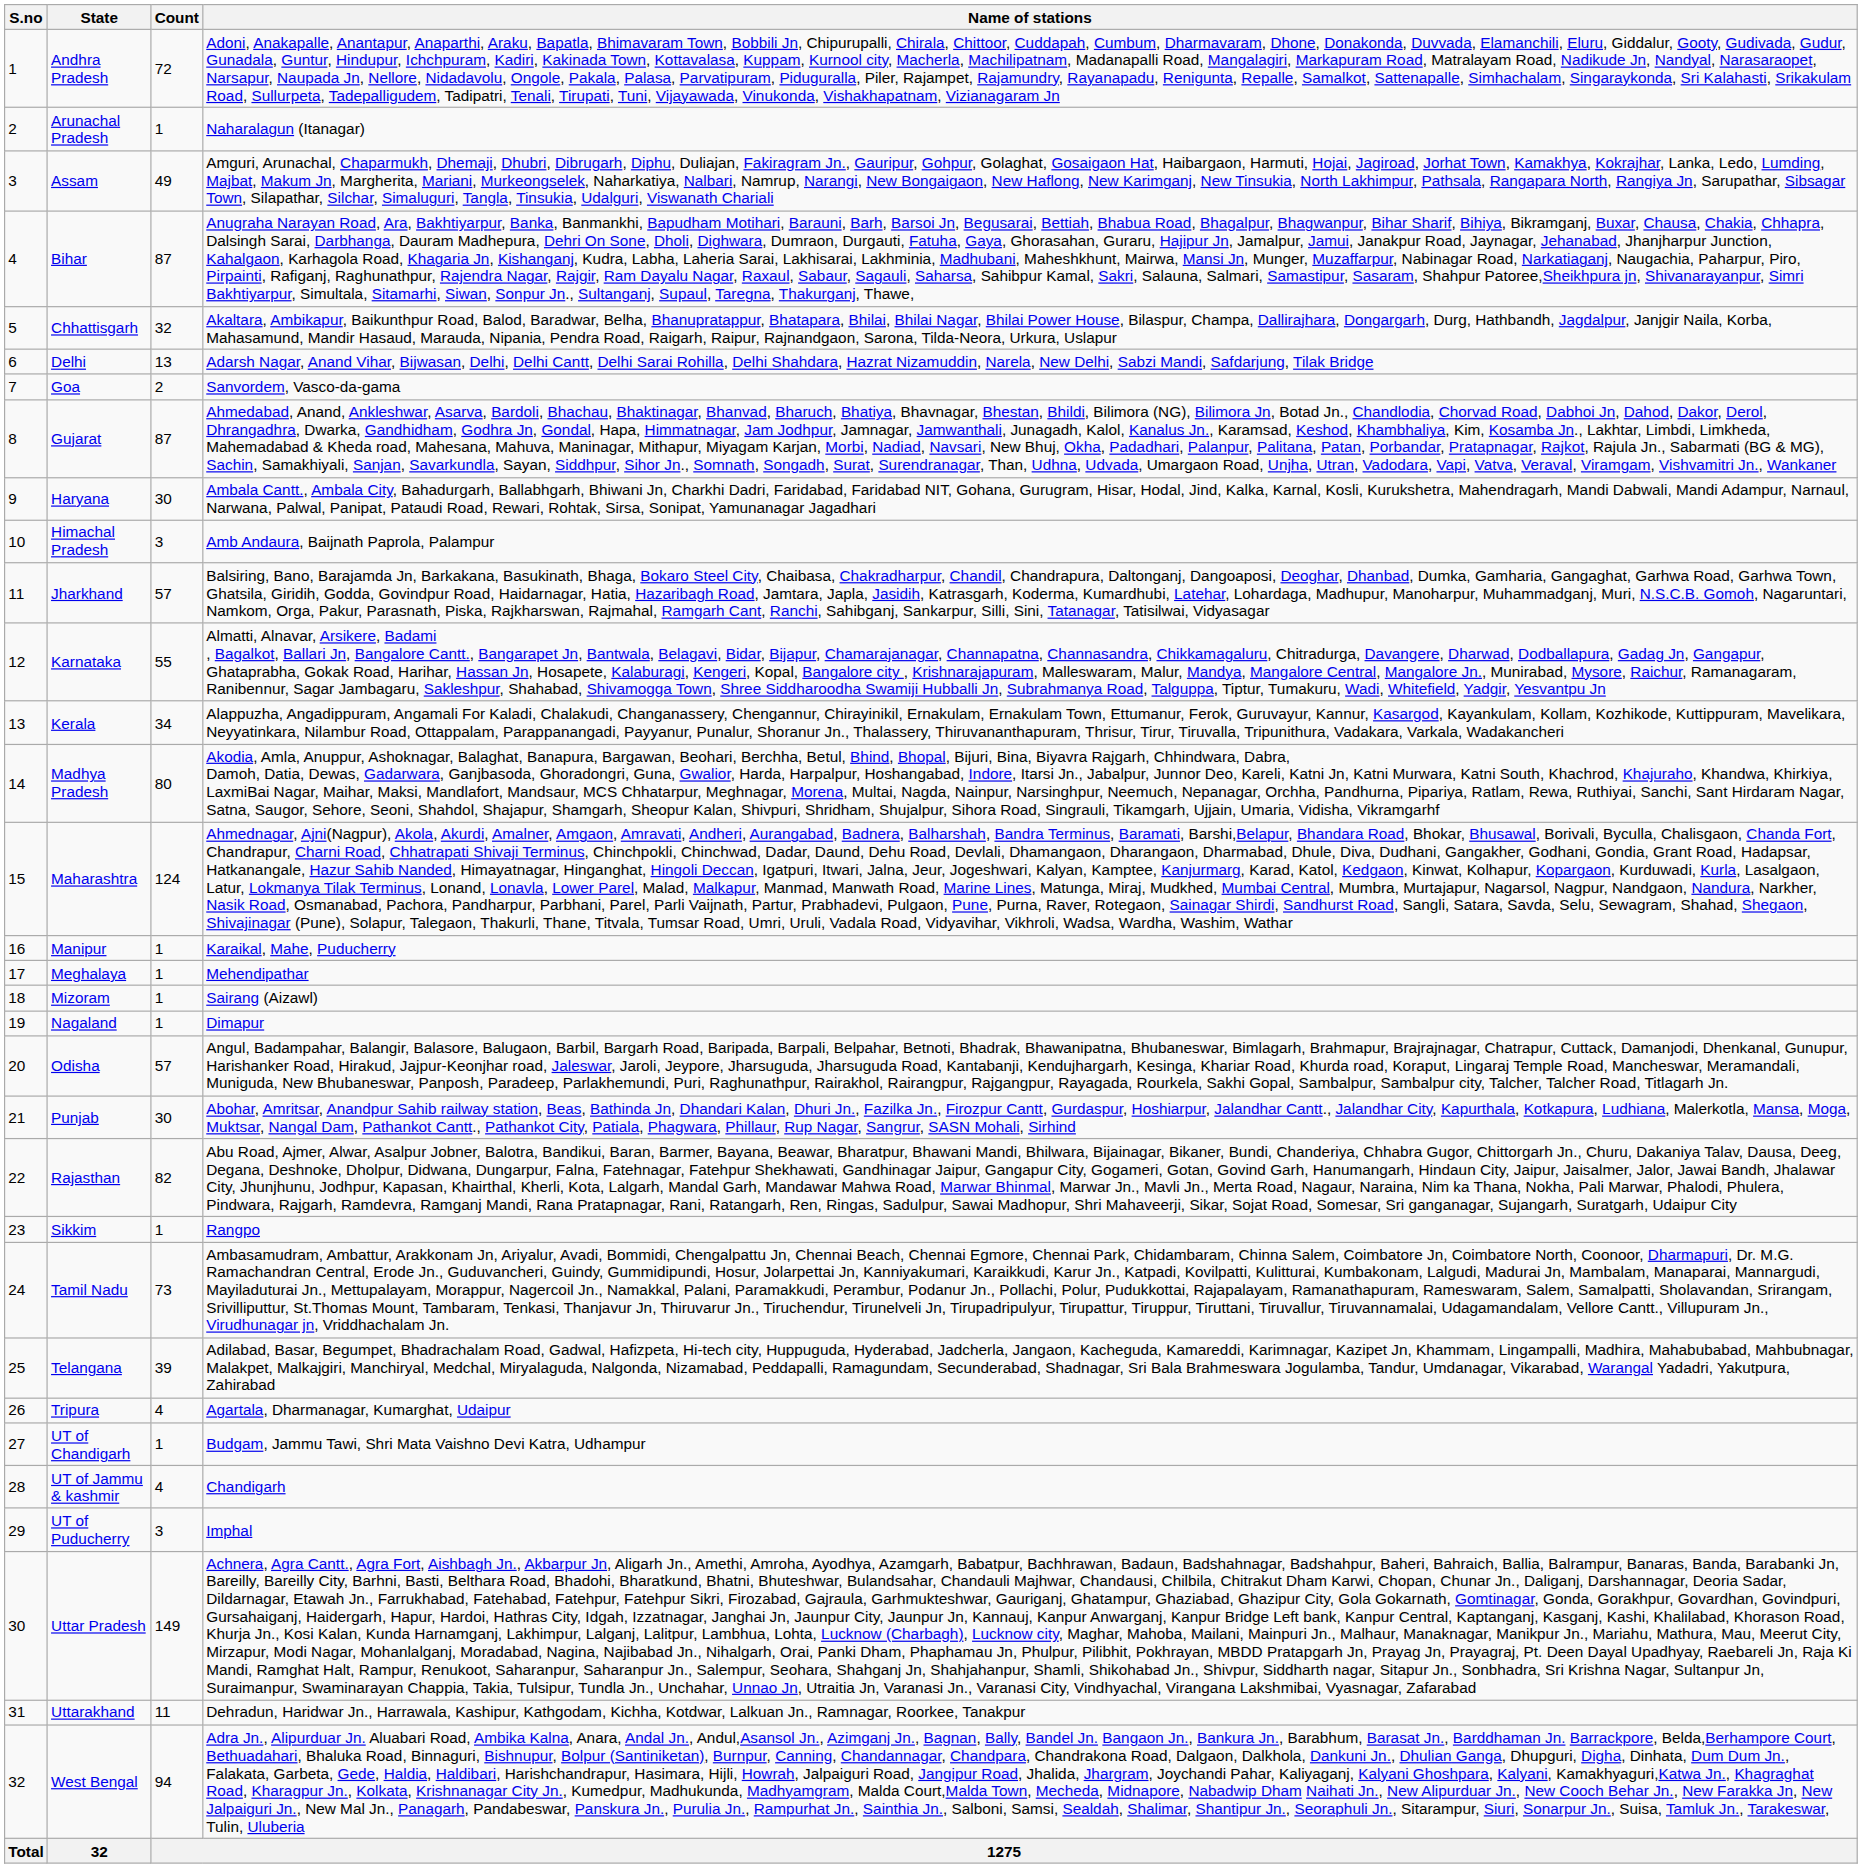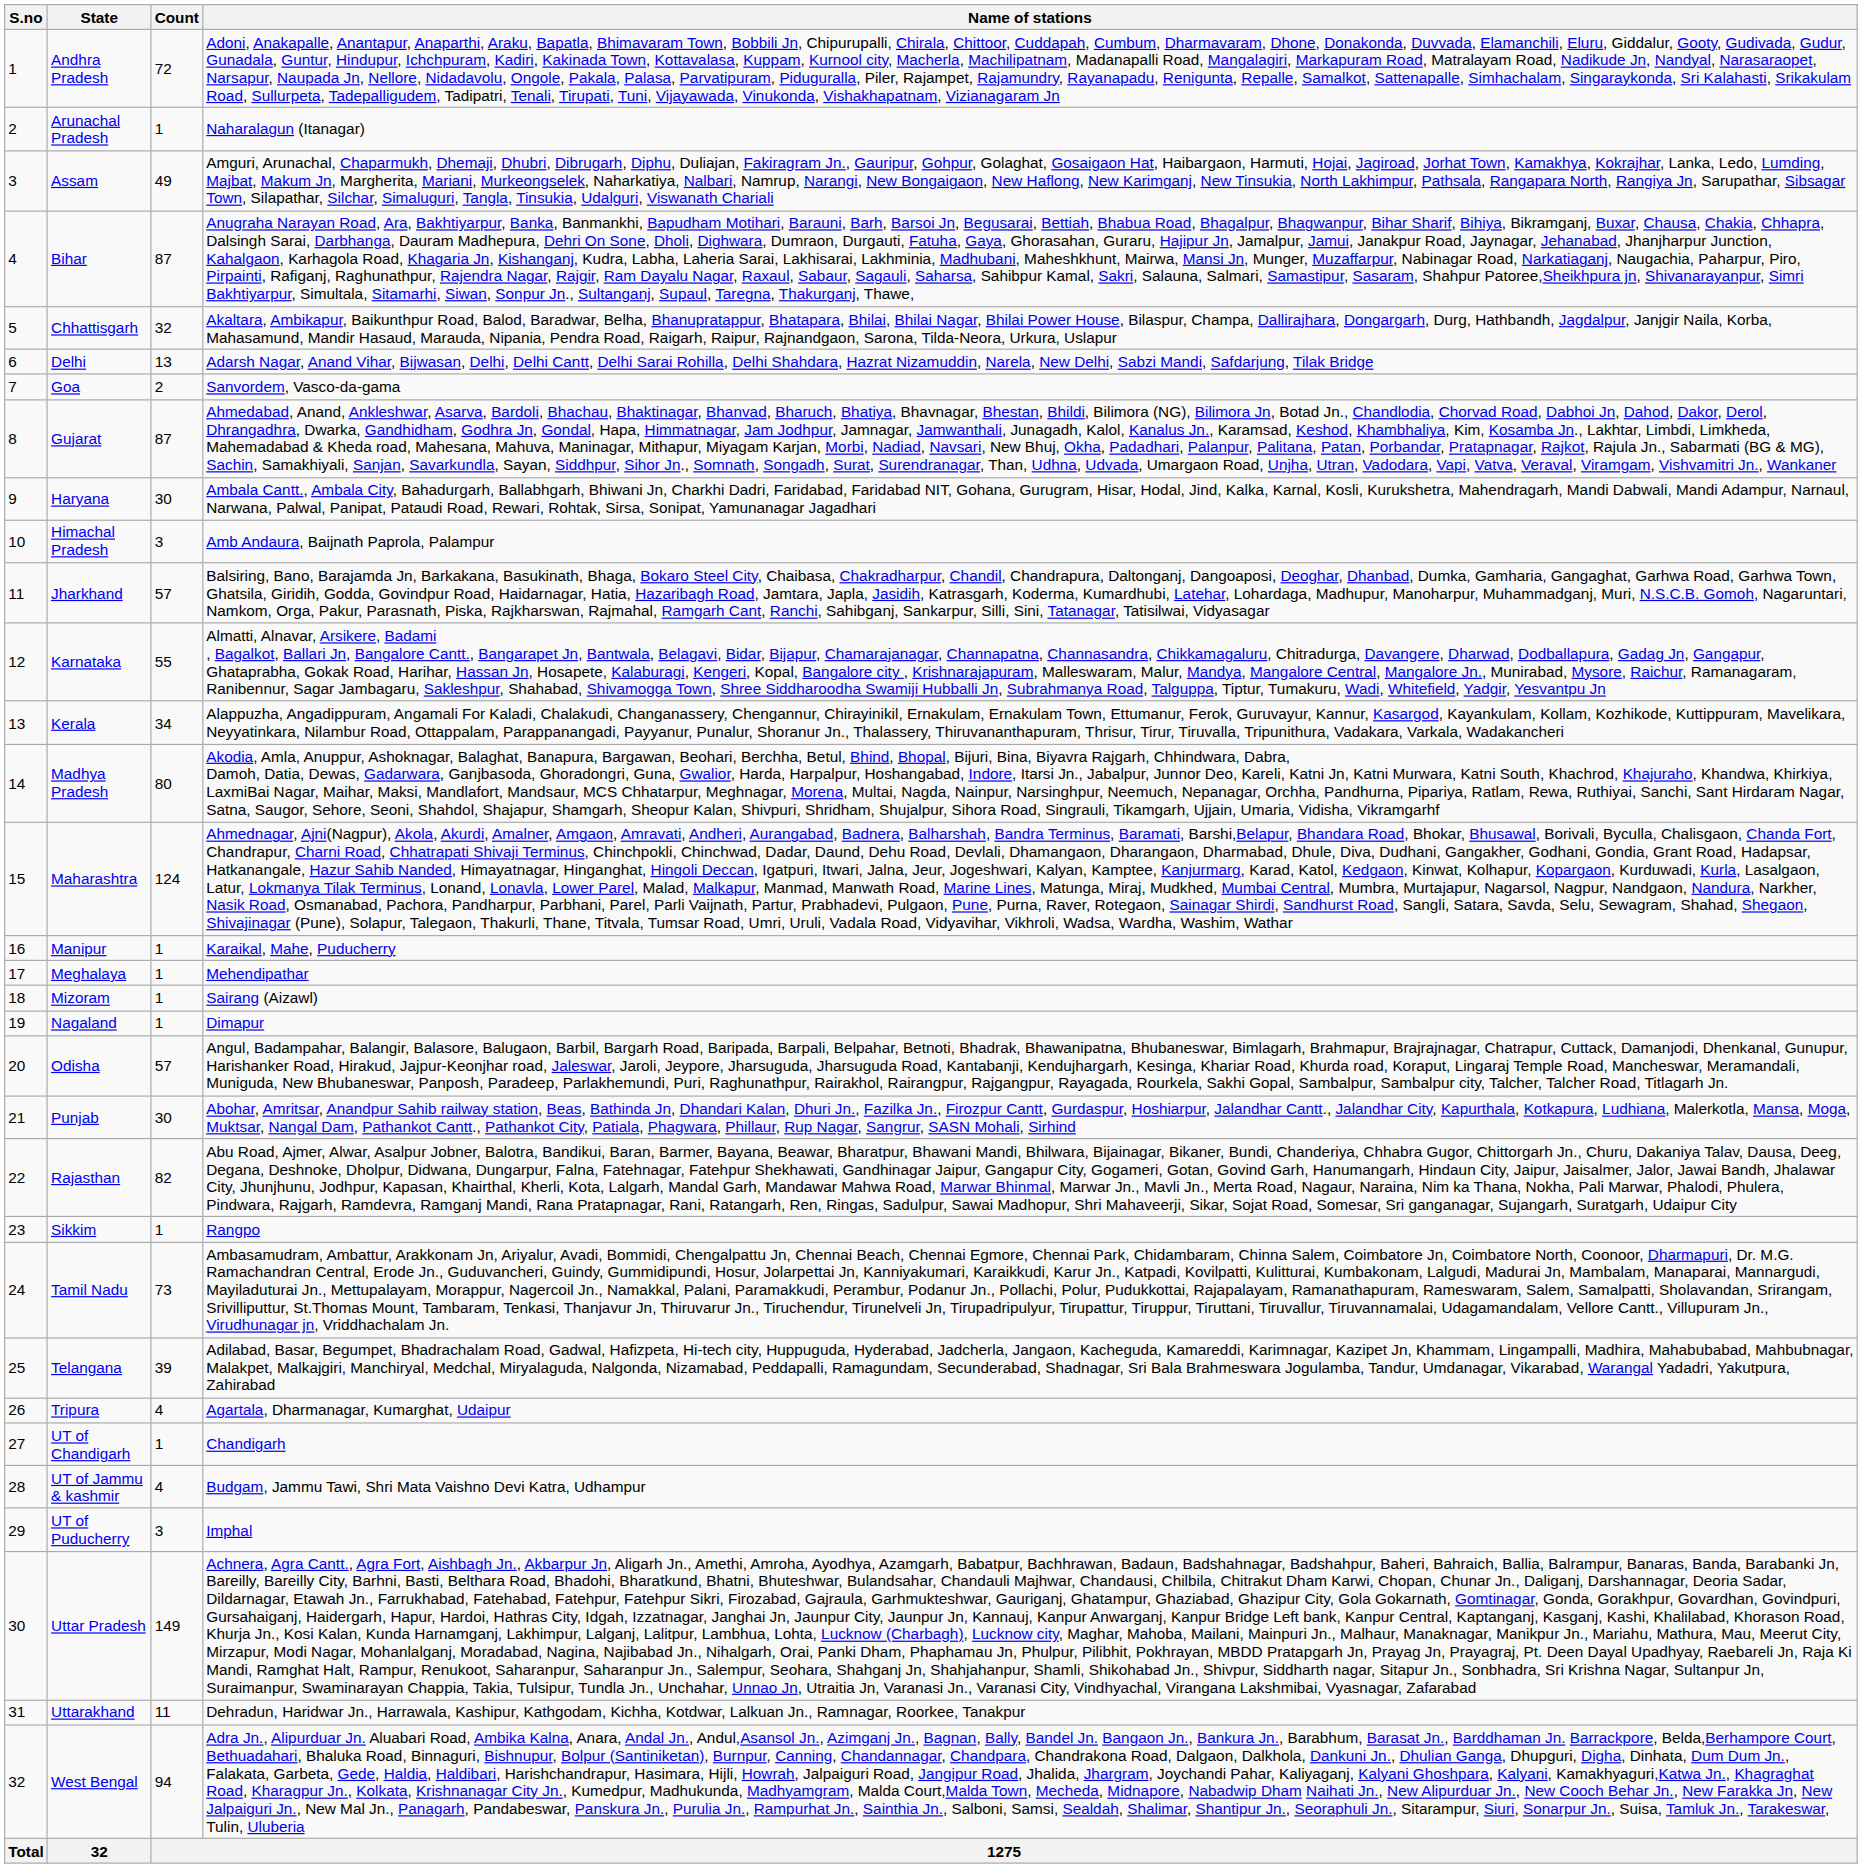(426, 1444) Budgam, Jammu Tawi, Shri Mata Vaishno Devi Katra, Udhampur -> (246, 1444) Chandigarh
(246, 1487) Chandigarh -> (426, 1487) Budgam, Jammu Tawi, Shri Mata Vaishno Devi Katra, Udhampur
